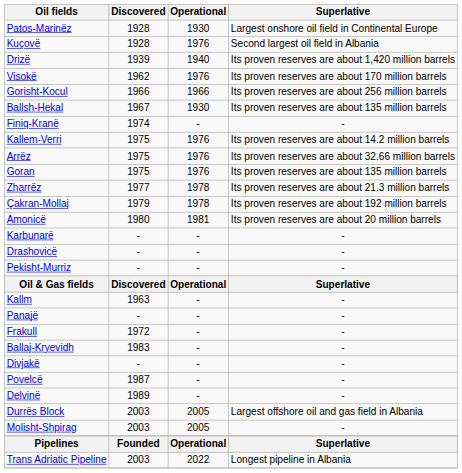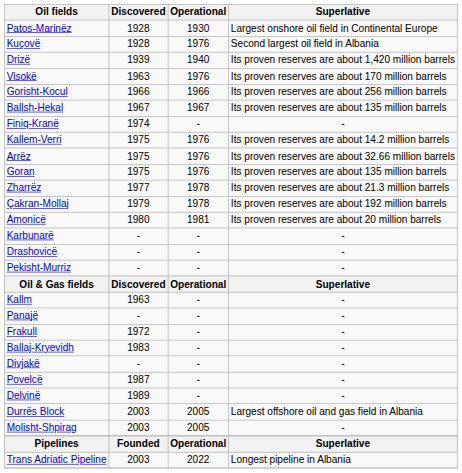(138, 76) 1962 -> (138, 76) 1963
(198, 108) 1930 -> (198, 108) 1967
